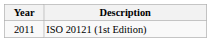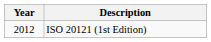(24, 29) 2011 -> (24, 29) 2012
